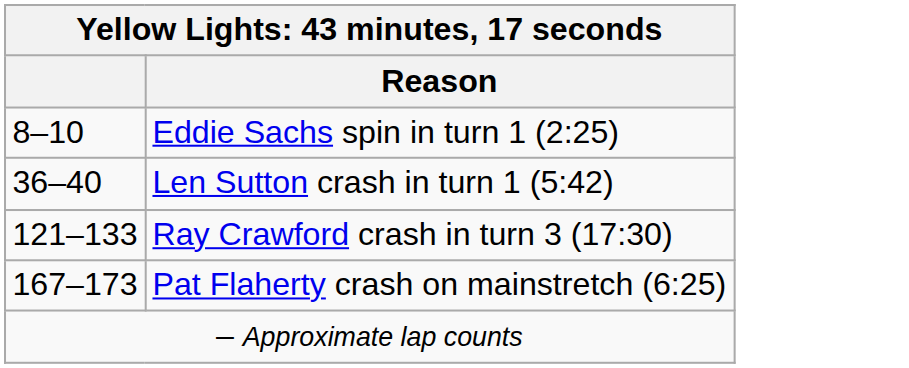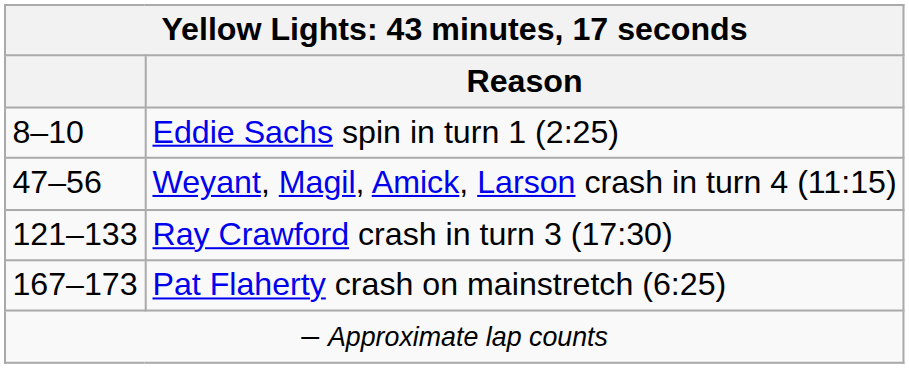- row: (383, 183)
+ row: (525, 183)
